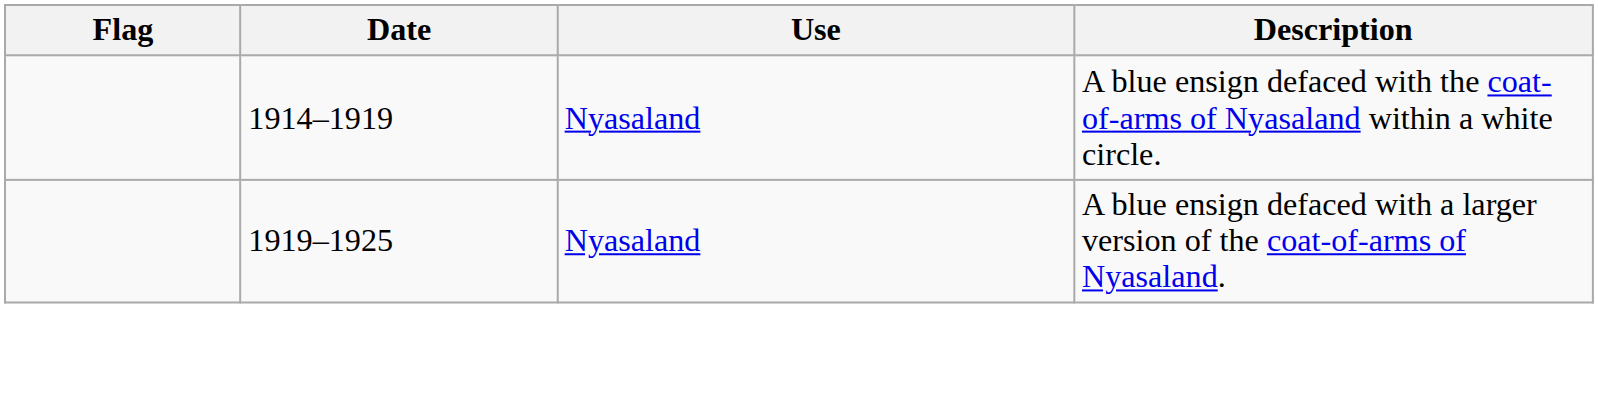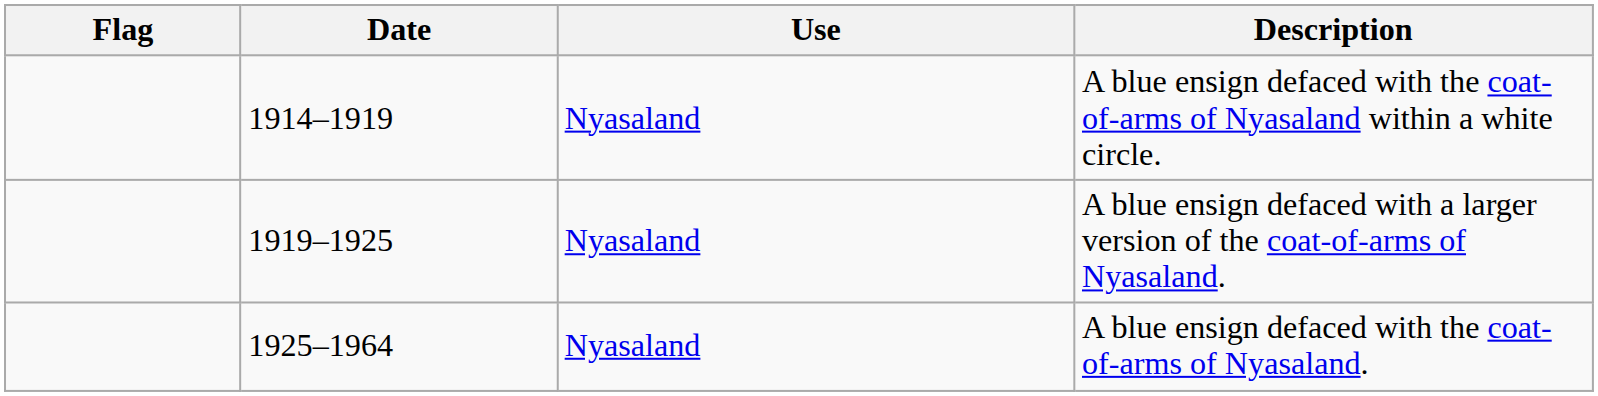+ row: (1317, 345)
